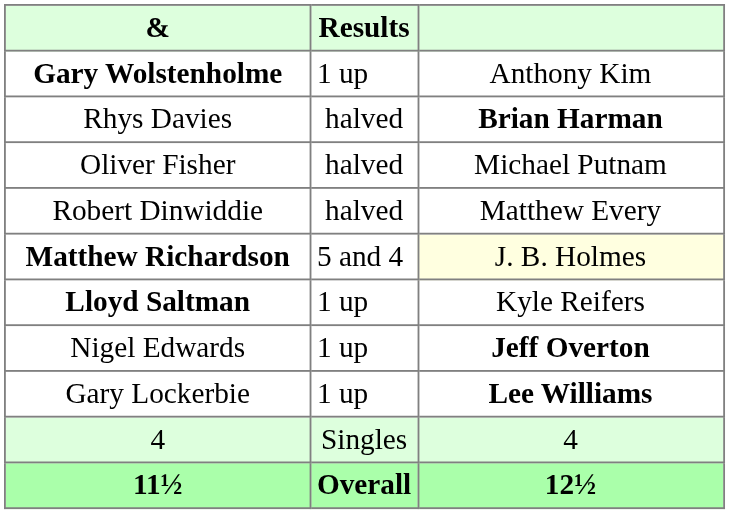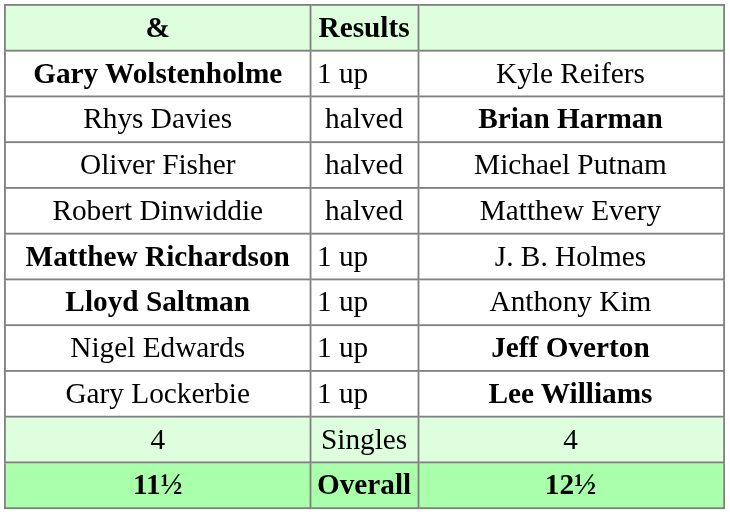(570, 73) Anthony Kim -> (570, 73) Kyle Reifers
(360, 256) 5 and 4 -> (343, 256) 1 up
(570, 256) lightyellow background -> (570, 256) no background
(570, 301) Kyle Reifers -> (570, 301) Anthony Kim
